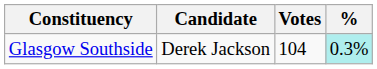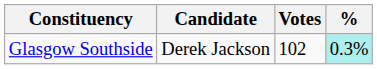(292, 48) 104 -> (292, 48) 102
